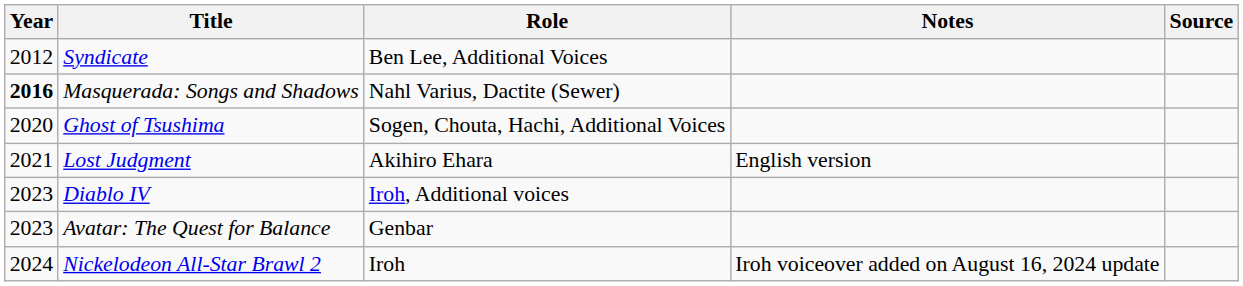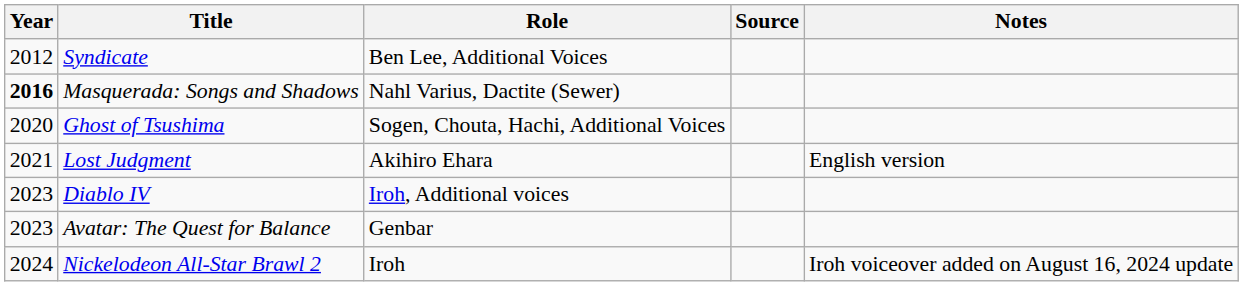columns swapped: (947, 21) <-> (1201, 21)
